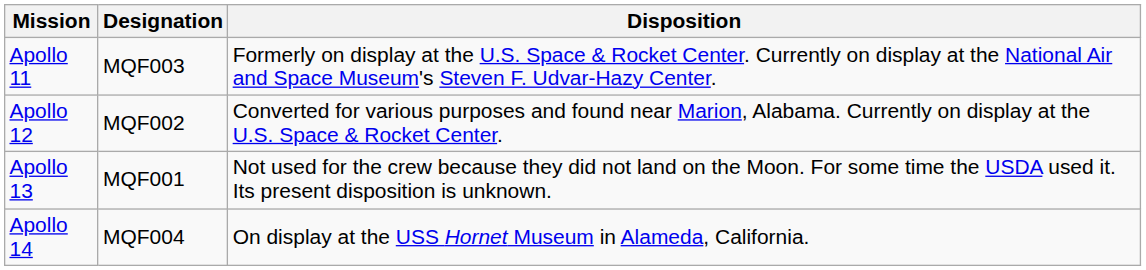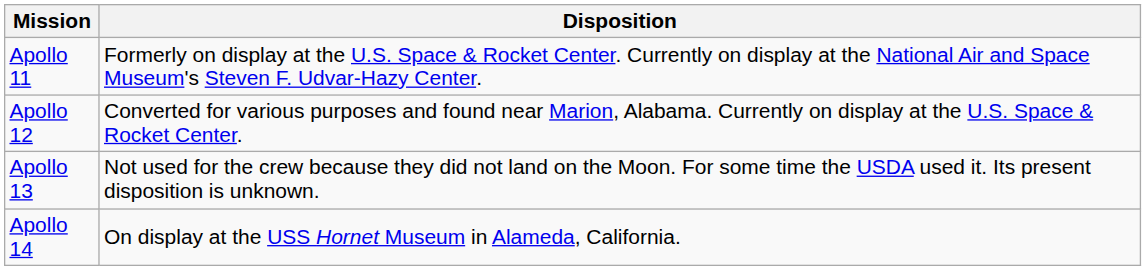- column: (163, 21)
